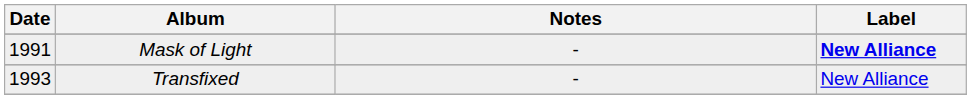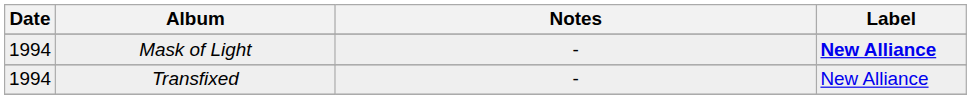(30, 49) 1991 -> (30, 49) 1994
(30, 79) 1993 -> (30, 79) 1994
